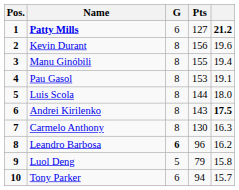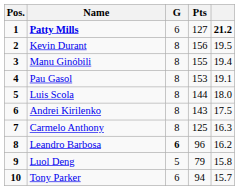(223, 45) 19.6 -> (223, 45) 19.5
(223, 111) bold -> (223, 111) normal
(200, 128) 130 -> (200, 128) 125
